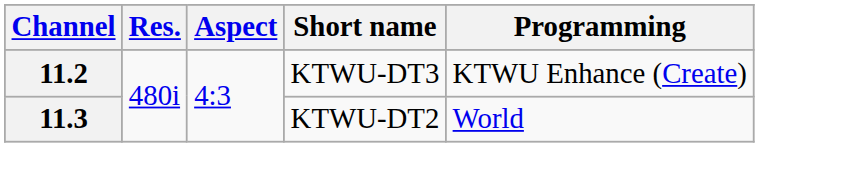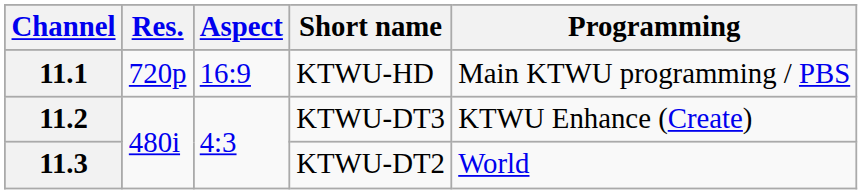+ row: (64, 73)
